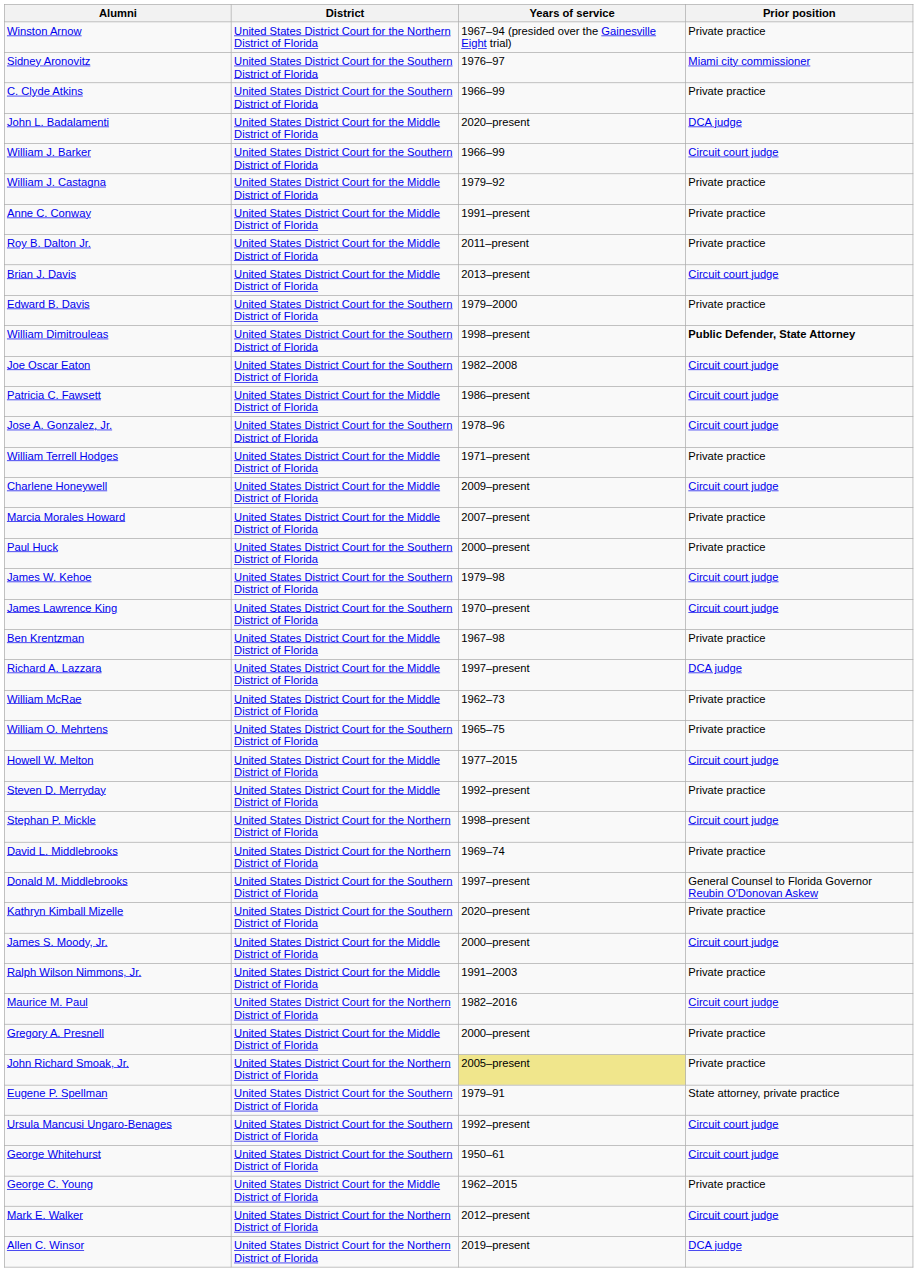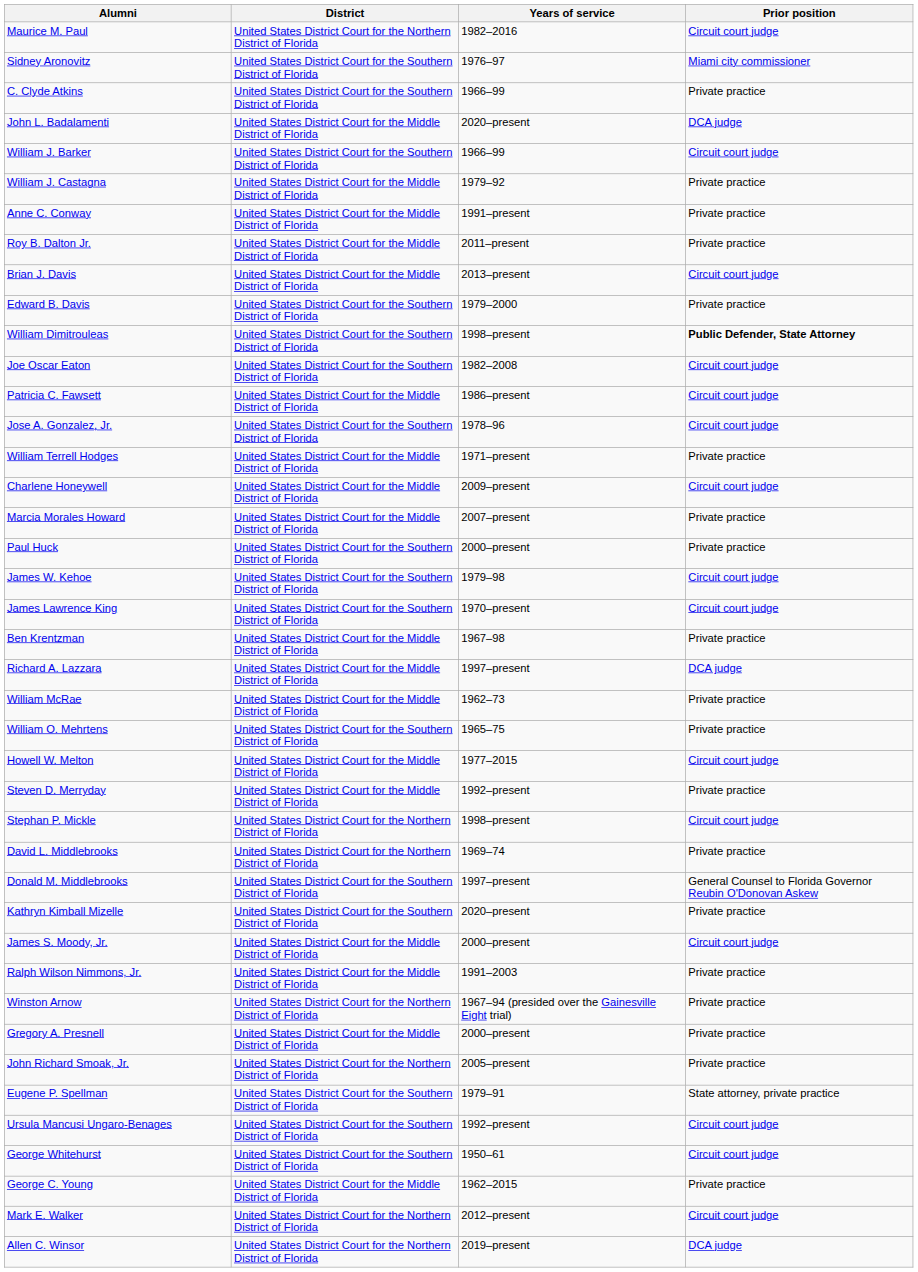rows swapped: (44, 31) <-> (47, 1002)
(495, 1063) khaki background -> (495, 1063) no background
